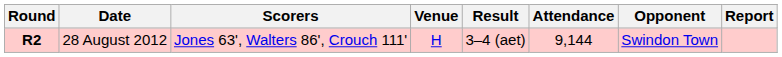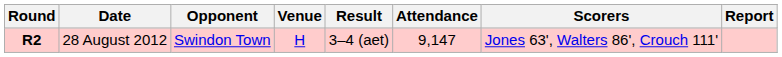columns swapped: (670, 16) <-> (291, 16)
(573, 40) 9,144 -> (437, 40) 9,147
